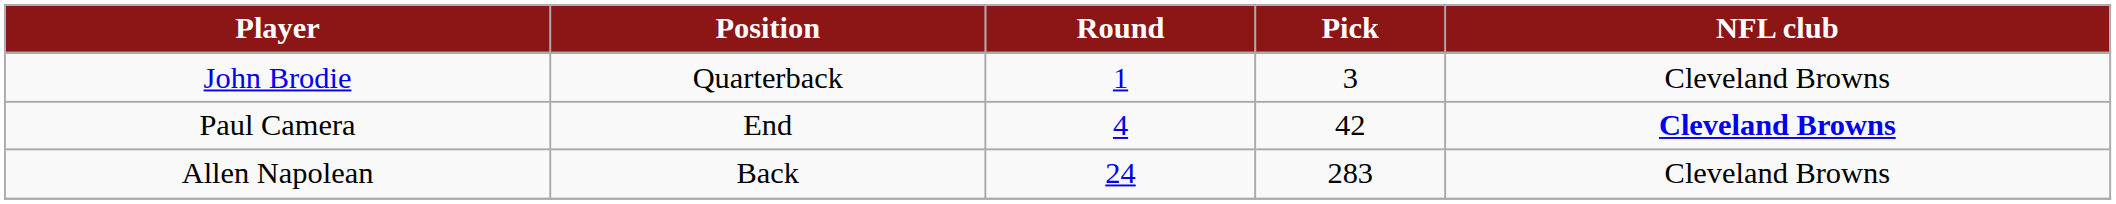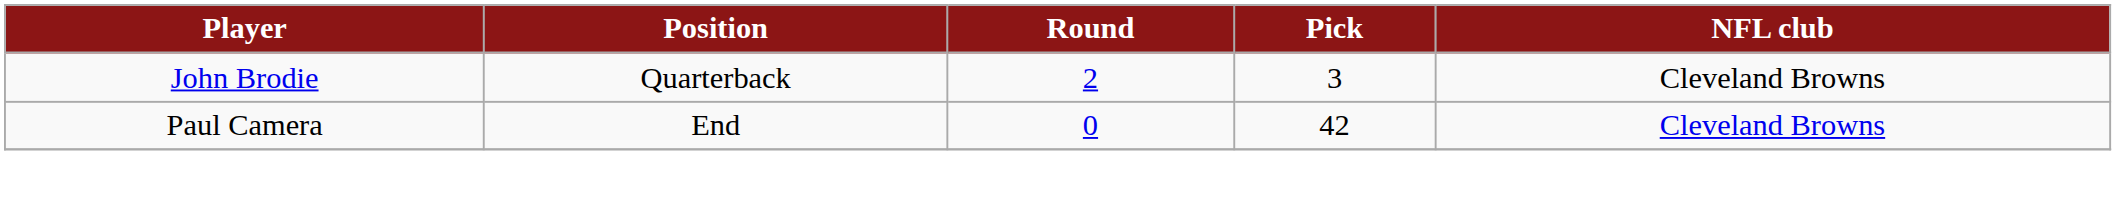(1121, 76) 1 -> (1090, 76) 2
(1121, 125) 4 -> (1090, 125) 0
(1777, 125) bold -> (1772, 125) normal
- row: (278, 173)
